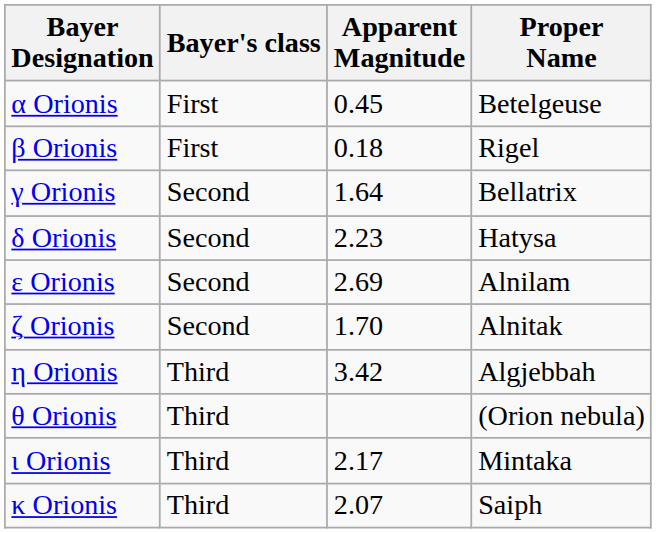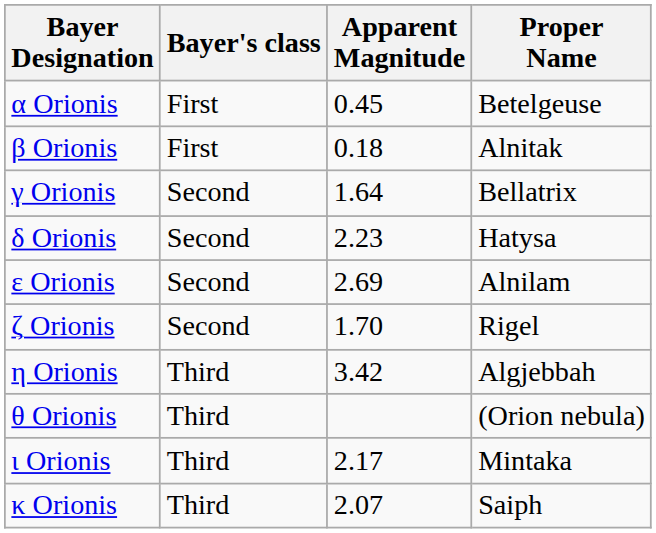(509, 147) Rigel -> (520, 147) Alnitak
(520, 326) Alnitak -> (509, 326) Rigel
